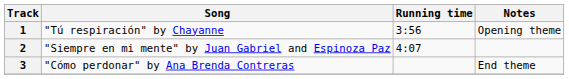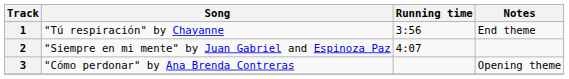(520, 30) Opening theme -> (507, 30) End theme
(507, 65) End theme -> (520, 65) Opening theme
